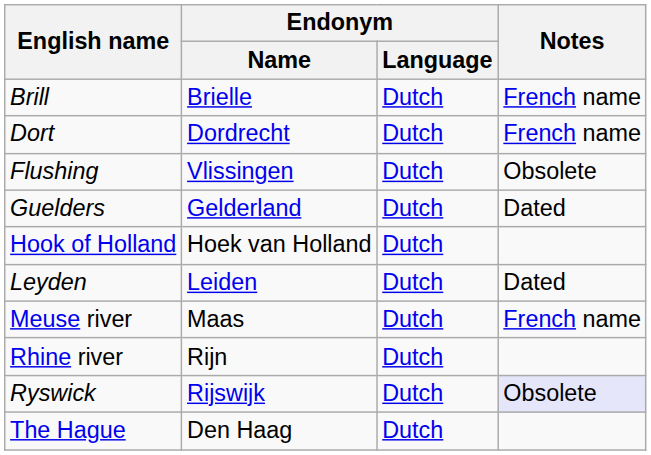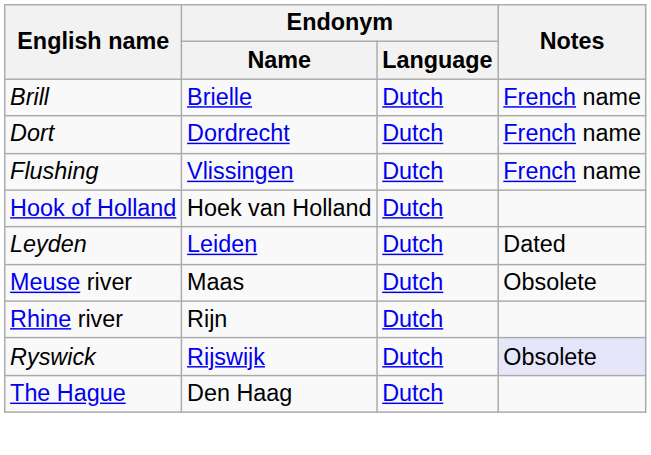(550, 171) Obsolete -> (572, 171) French name
- row: (58, 208)
(572, 319) French name -> (550, 282) Obsolete
